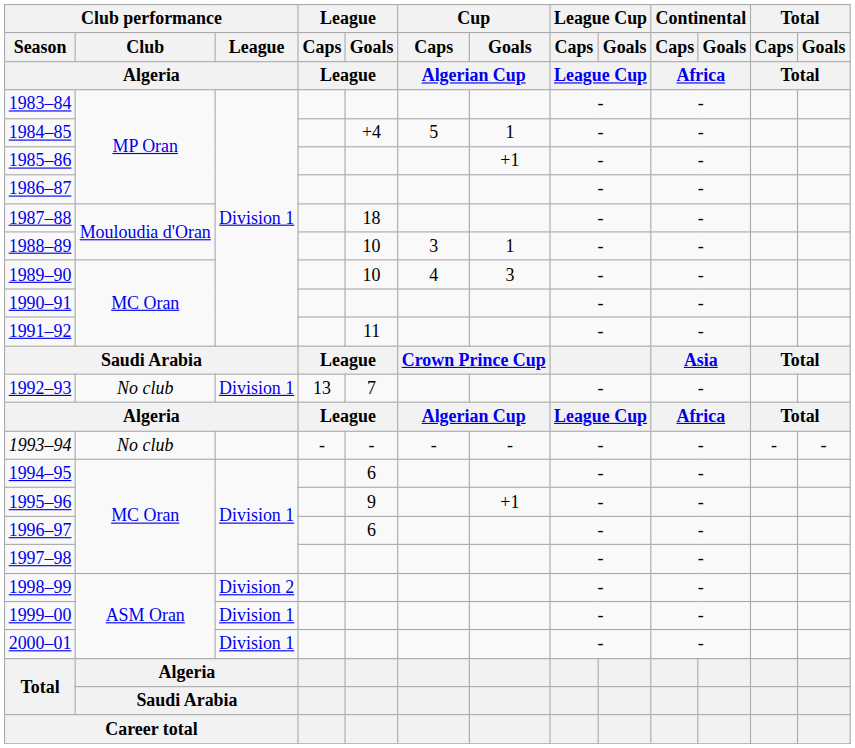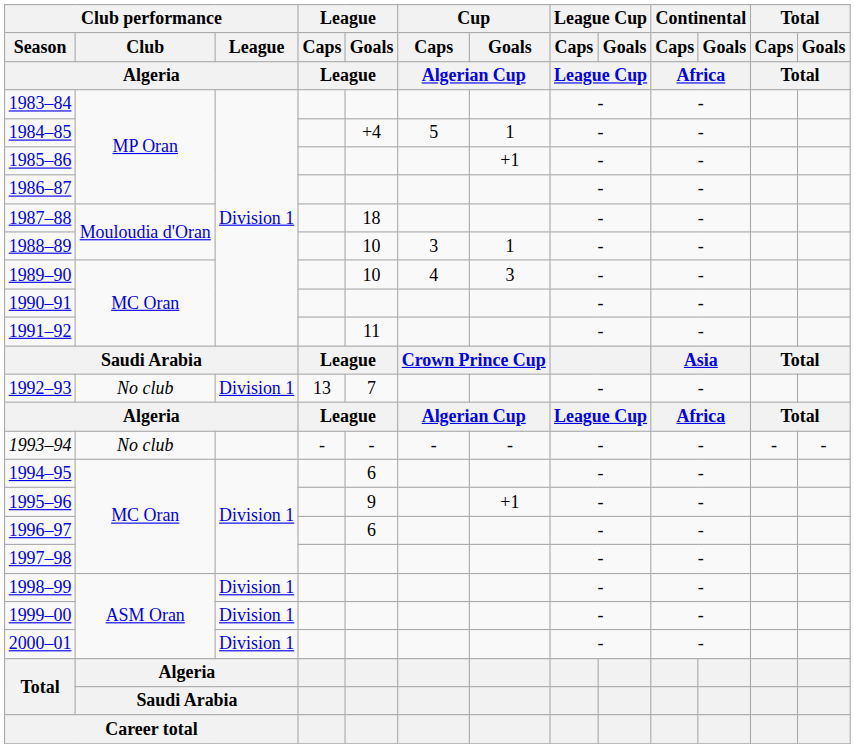(257, 587) Division 2 -> (257, 587) Division 1
